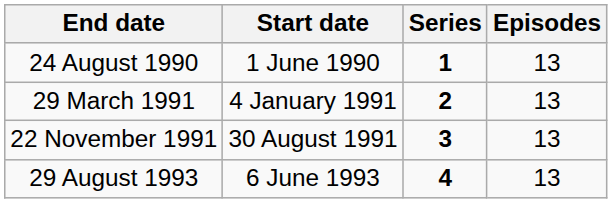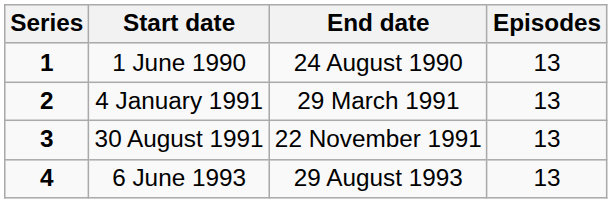columns swapped: (445, 23) <-> (114, 23)
